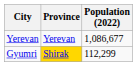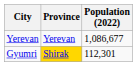(100, 54) 112,299 -> (100, 54) 112,301
